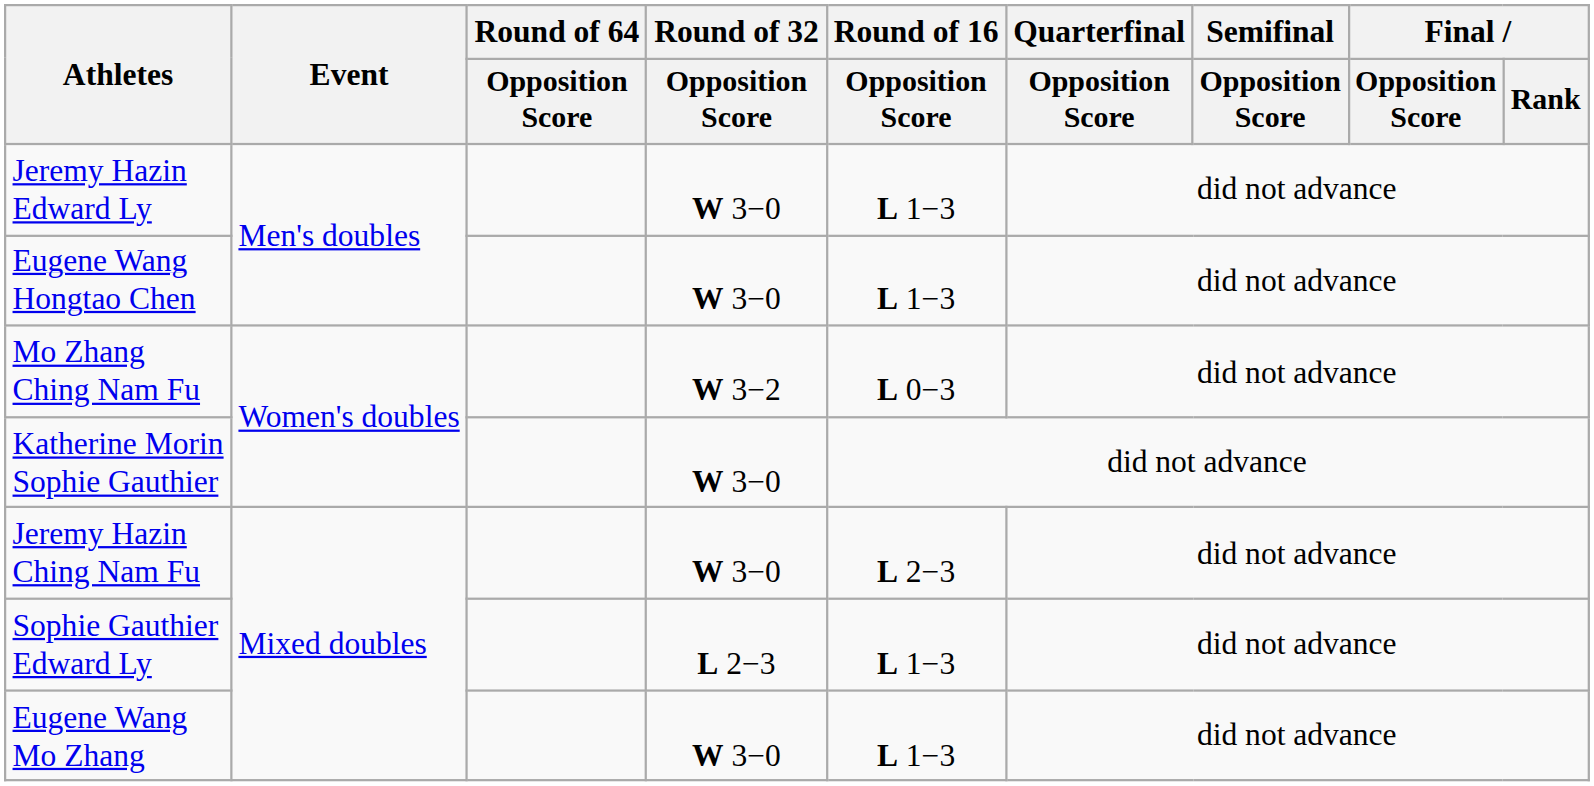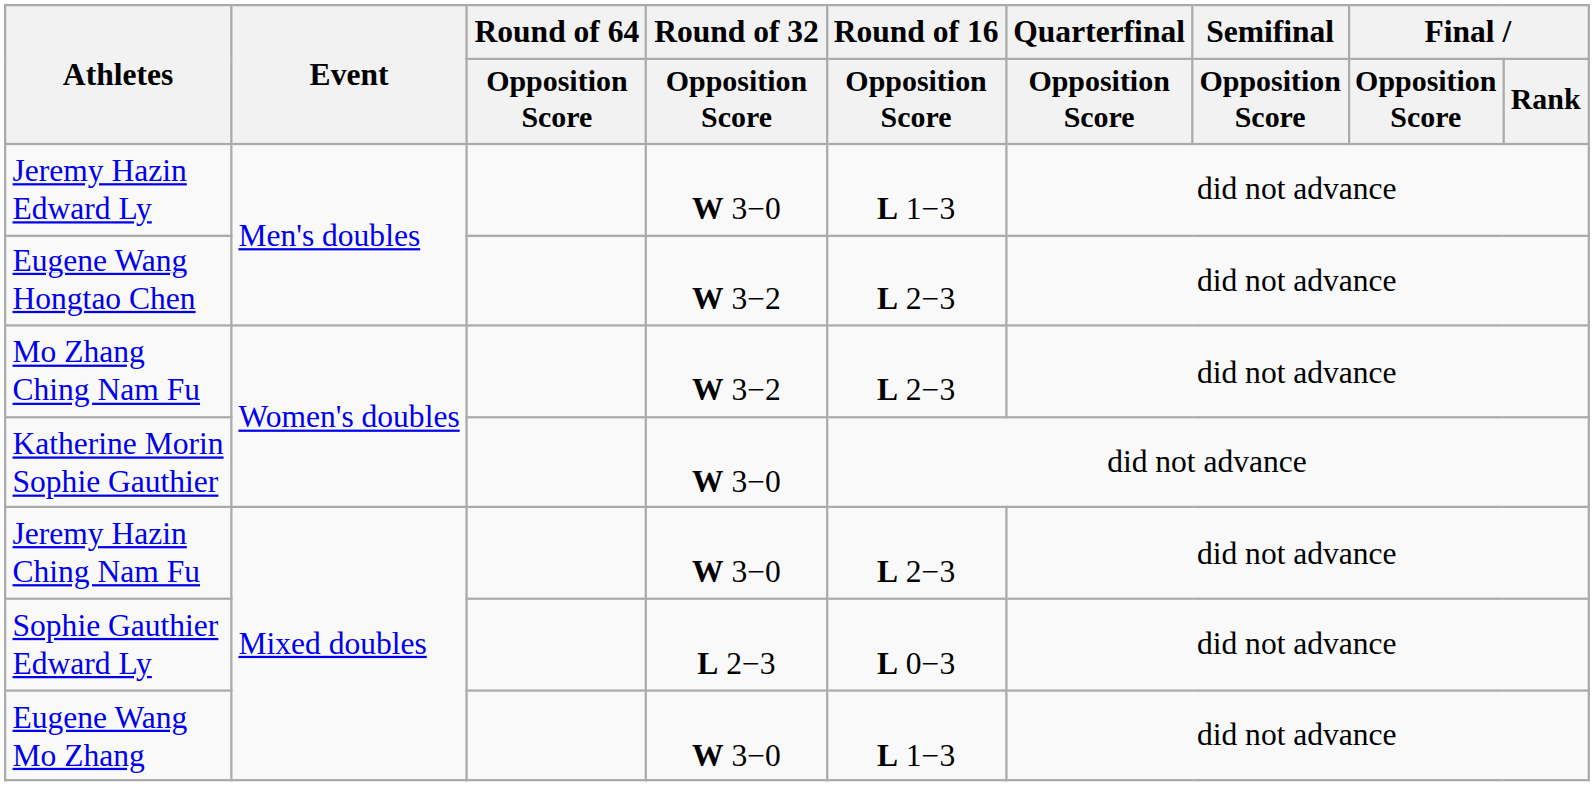(736, 298) W 3−0 -> (736, 298) W 3−2
(916, 298) L 1−3 -> (916, 298) L 2−3
(916, 389) L 0−3 -> (916, 389) L 2−3
(916, 662) L 1−3 -> (916, 662) L 0−3
